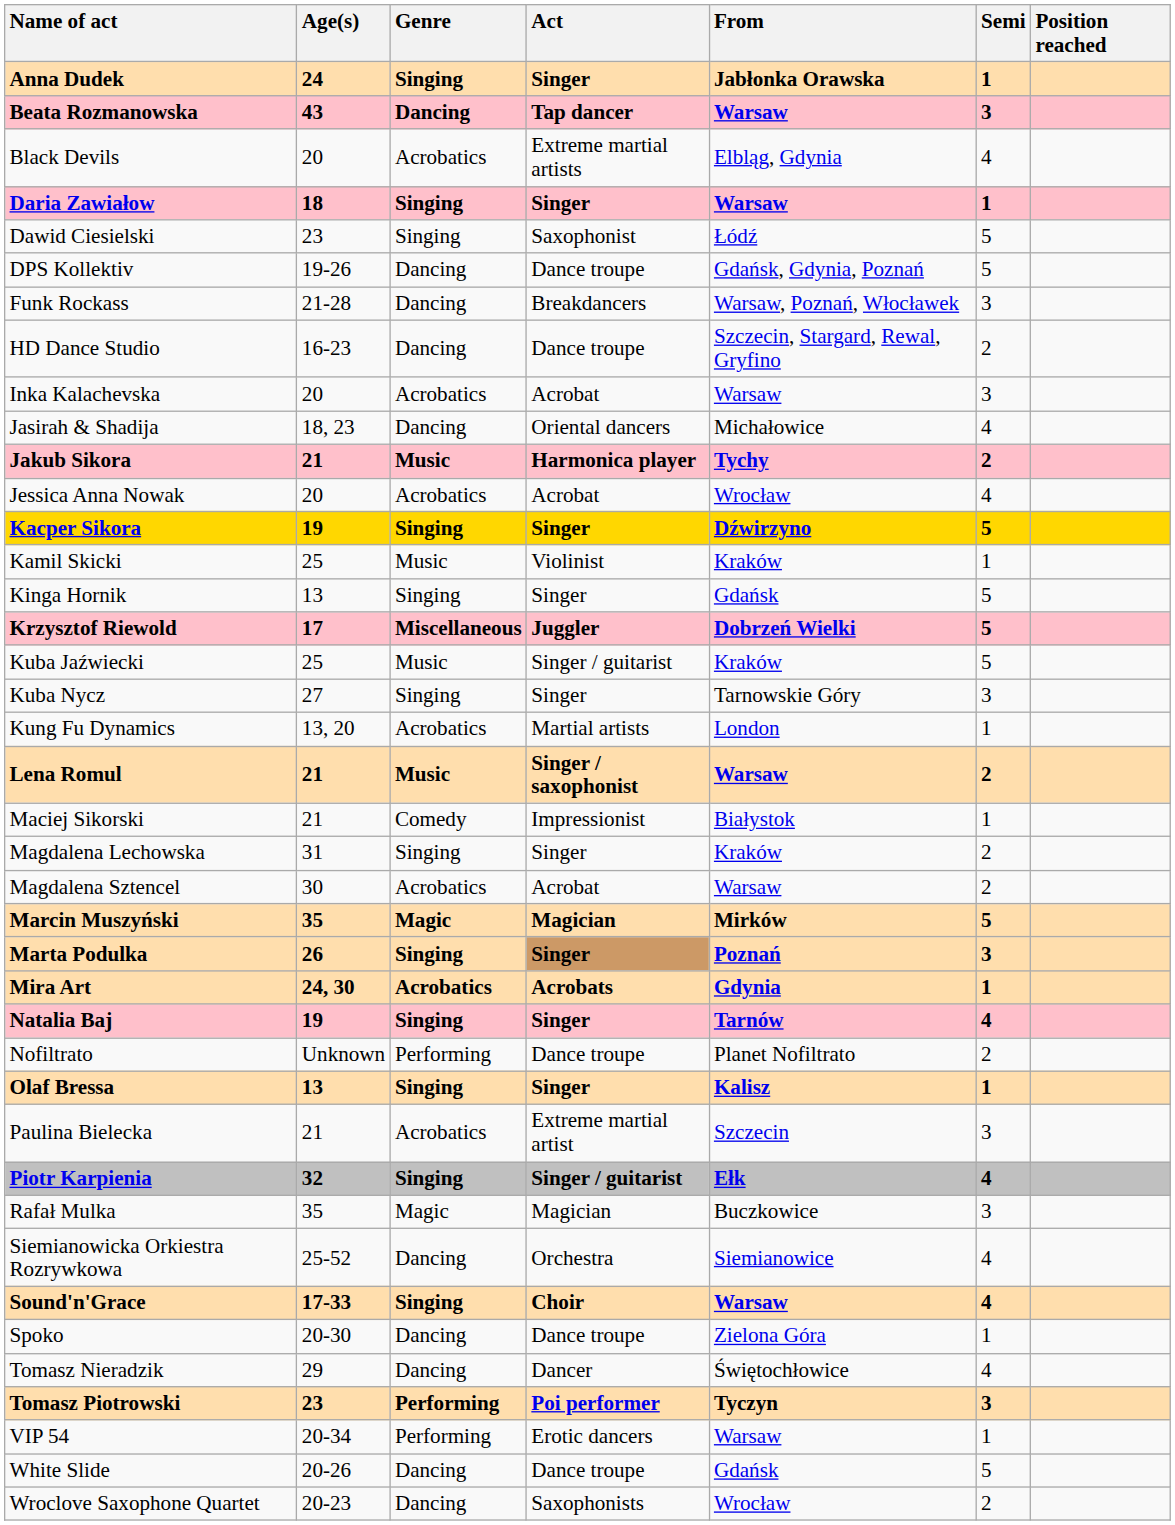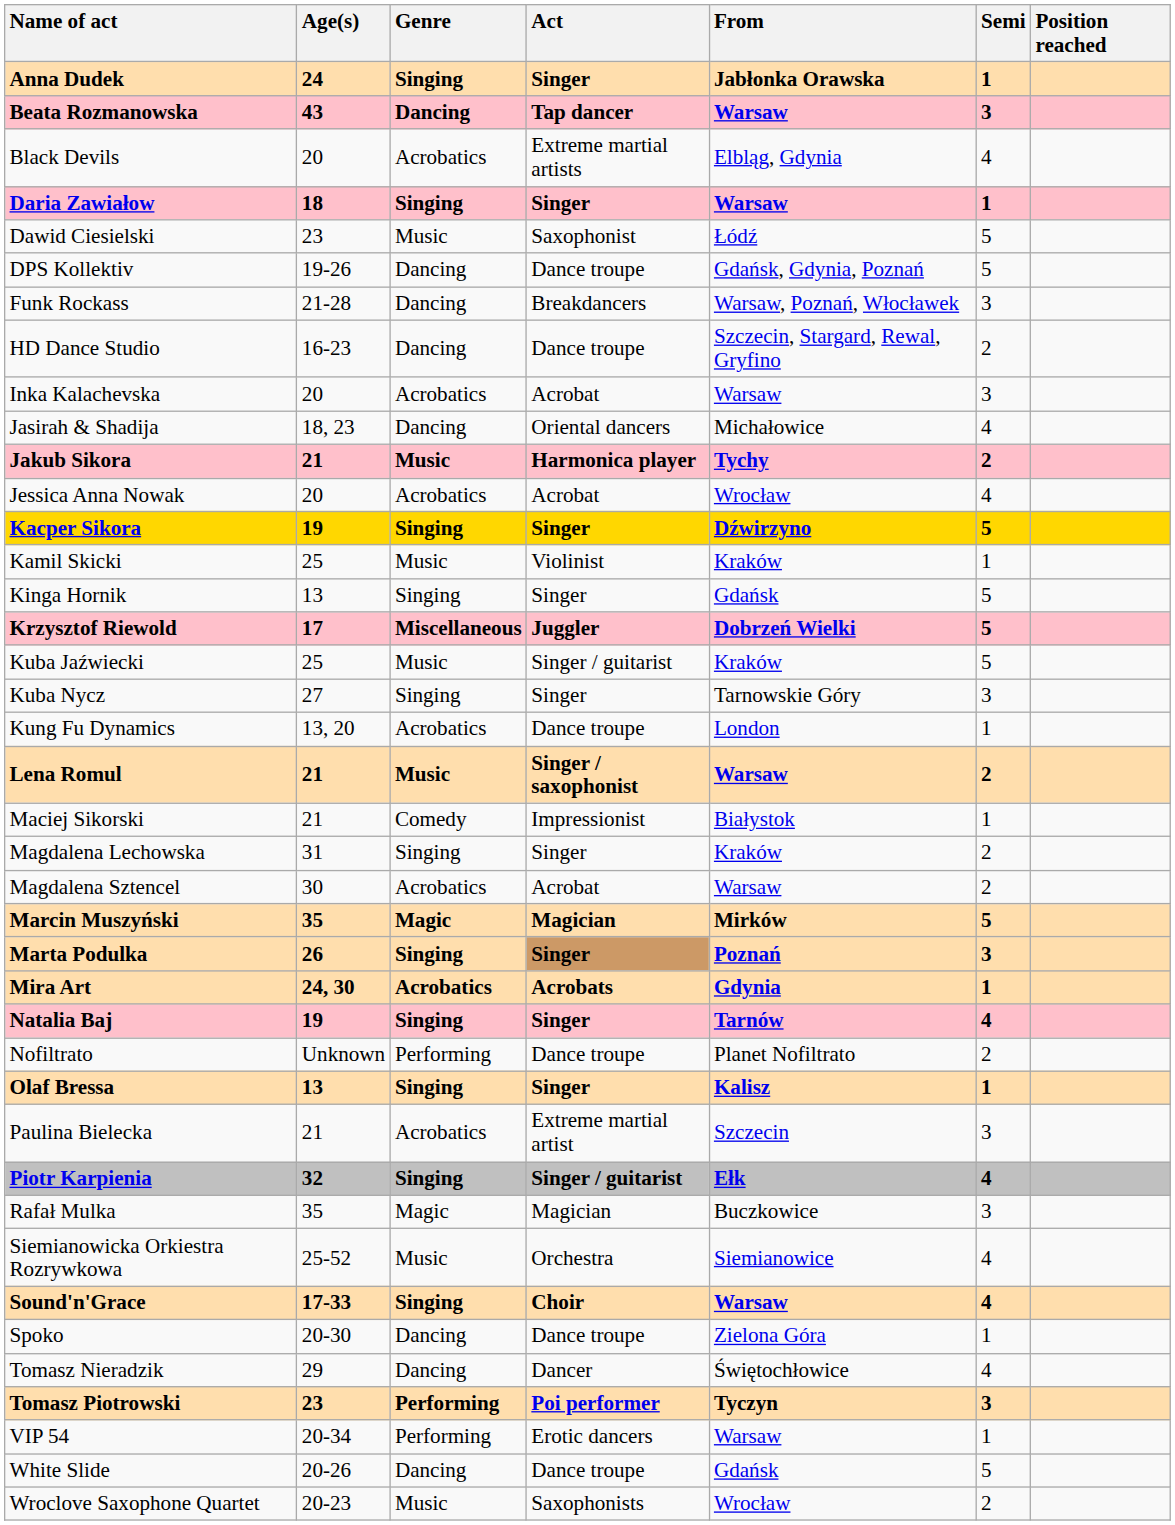(428, 236) Singing -> (421, 236) Music
(590, 728) Martial artists -> (588, 728) Dance troupe
(431, 1257) Dancing -> (421, 1257) Music
(431, 1503) Dancing -> (421, 1503) Music
